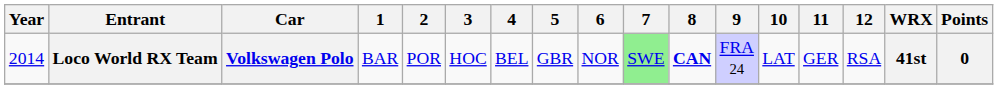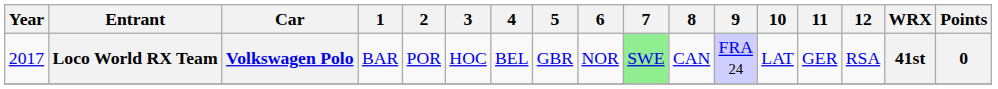(27, 58) 2014 -> (27, 58) 2017
(692, 58) bold -> (692, 58) normal
